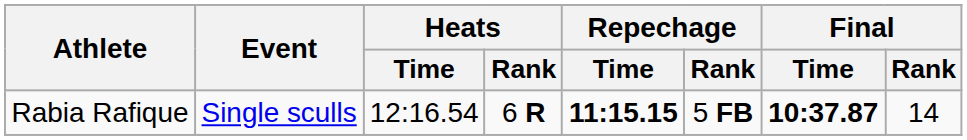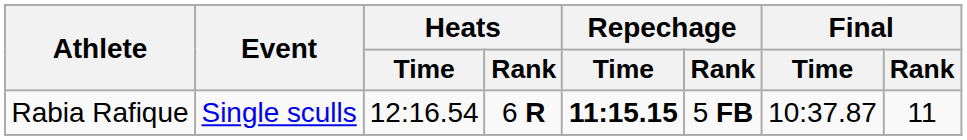(823, 113) bold -> (822, 113) normal
(924, 113) 14 -> (922, 113) 11
